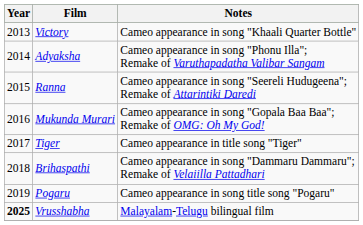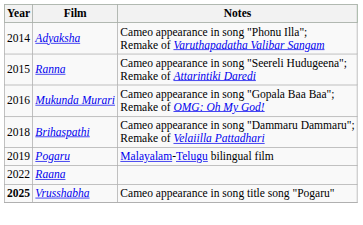- row: (52, 31)
- row: (48, 143)
(227, 193) Cameo appearance in song title song "Pogaru" -> (197, 156) Malayalam-Telugu bilingual film
+ row: (50, 175)
(197, 211) Malayalam-Telugu bilingual film -> (227, 193) Cameo appearance in song title song "Pogaru"
